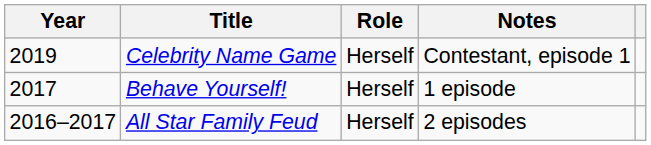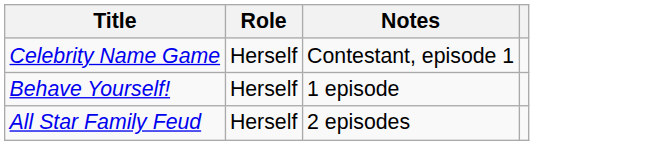- column: (63, 21)
